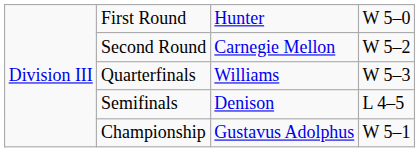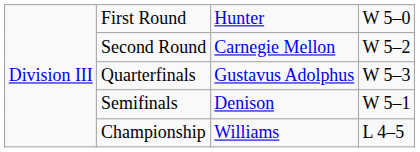(247, 75) Williams -> (284, 75) Gustavus Adolphus
(383, 103) L 4–5 -> (386, 103) W 5–1
(284, 132) Gustavus Adolphus -> (247, 132) Williams
(386, 132) W 5–1 -> (383, 132) L 4–5
